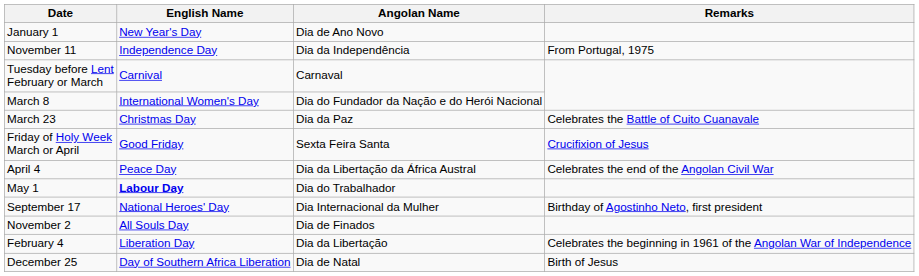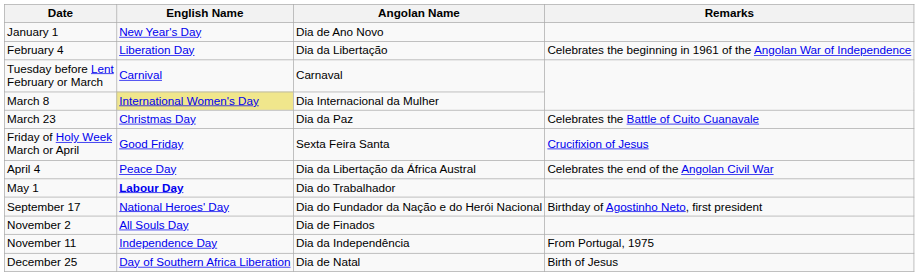rows swapped: (35, 243) <-> (42, 50)
(189, 100) no background -> (189, 100) khaki background
(419, 100) Dia do Fundador da Nação e do Herói Nacional -> (367, 100) Dia Internacional da Mulher
(367, 206) Dia Internacional da Mulher -> (419, 206) Dia do Fundador da Nação e do Herói Nacional
